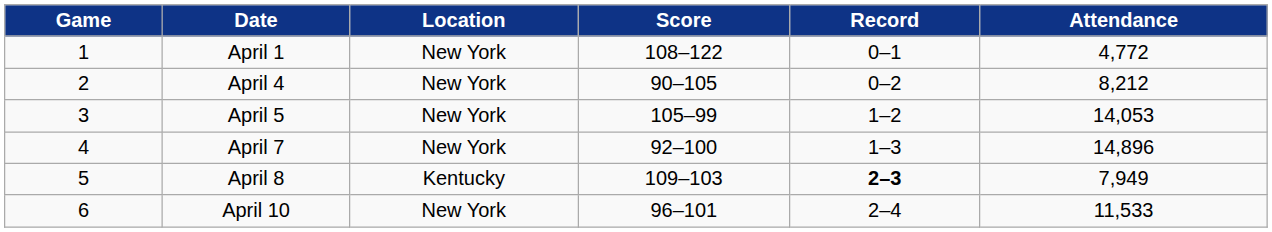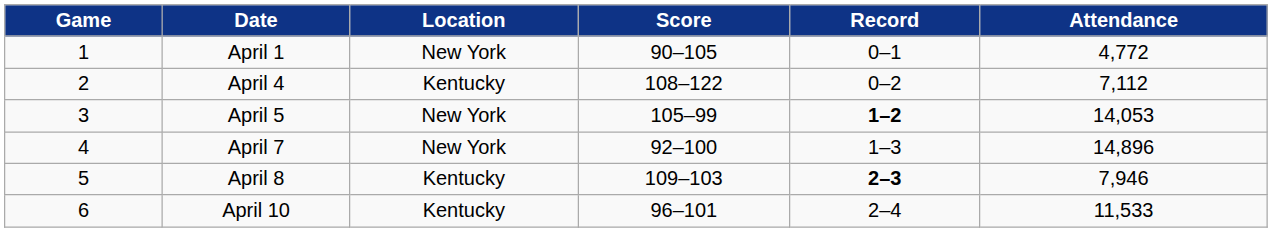(684, 52) 108–122 -> (684, 52) 90–105
(464, 83) New York -> (464, 83) Kentucky
(684, 83) 90–105 -> (684, 83) 108–122
(1124, 83) 8,212 -> (1124, 83) 7,112
(885, 115) normal -> (885, 115) bold
(1124, 178) 7,949 -> (1124, 178) 7,946
(464, 210) New York -> (464, 210) Kentucky
